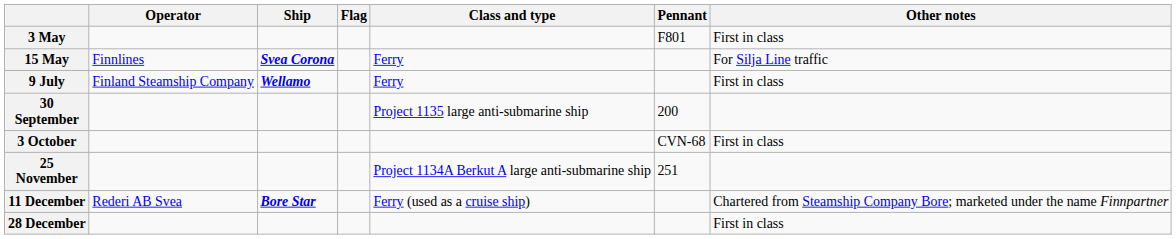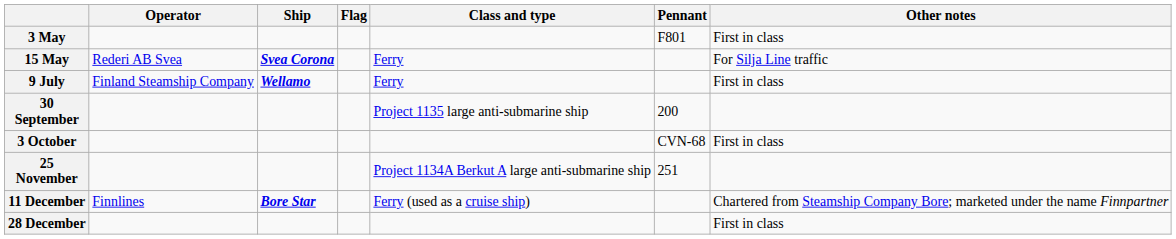(118, 59) Finnlines -> (137, 59) Rederi AB Svea
(137, 201) Rederi AB Svea -> (118, 201) Finnlines
